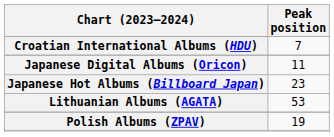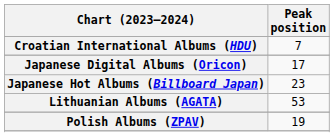(298, 65) 11 -> (298, 65) 17
